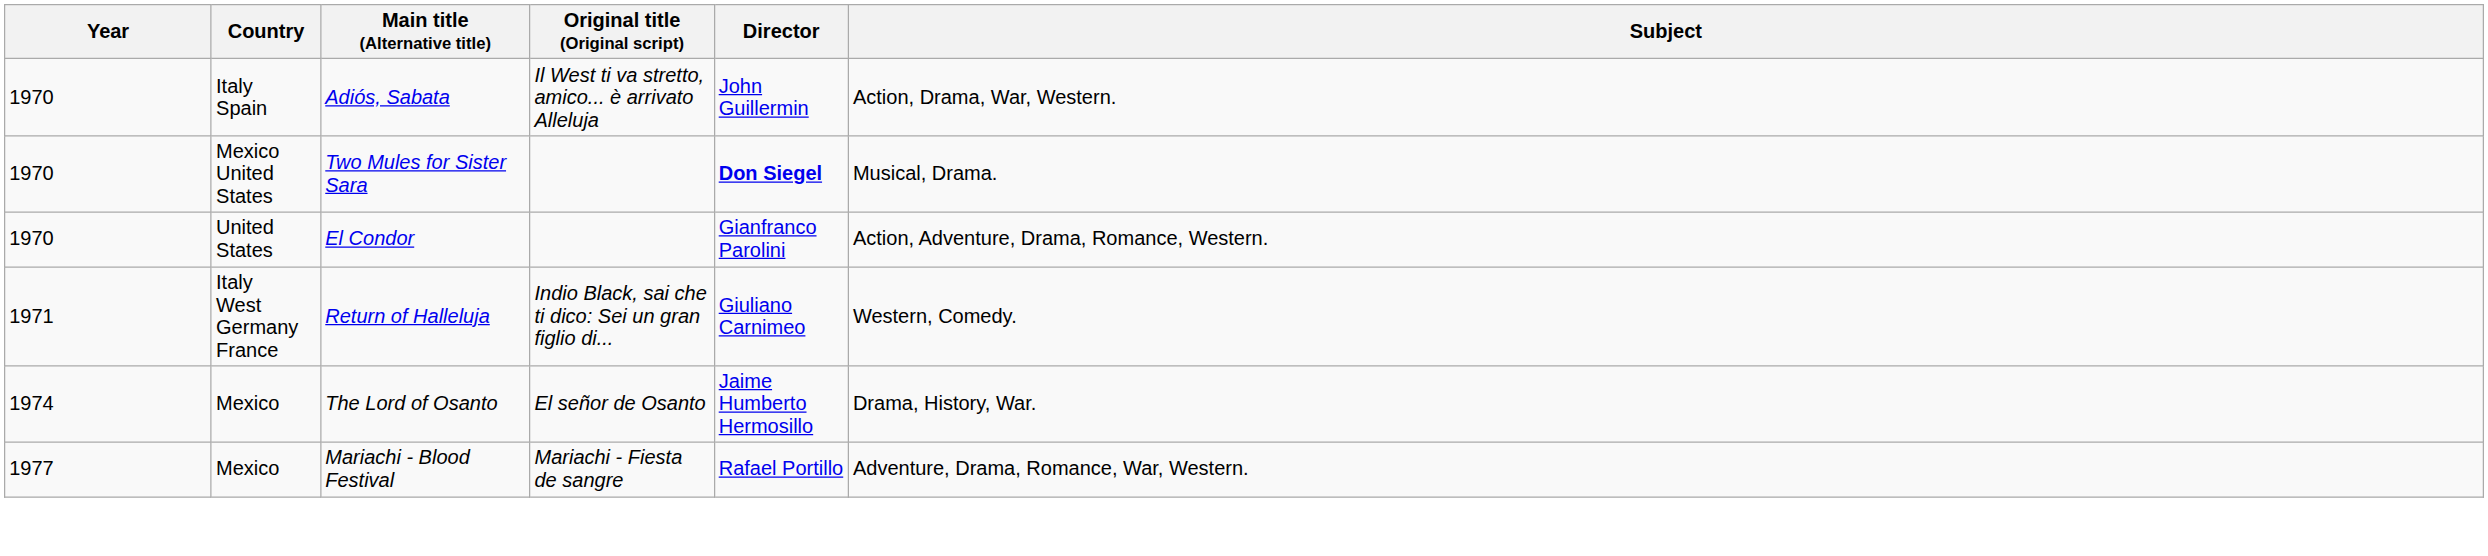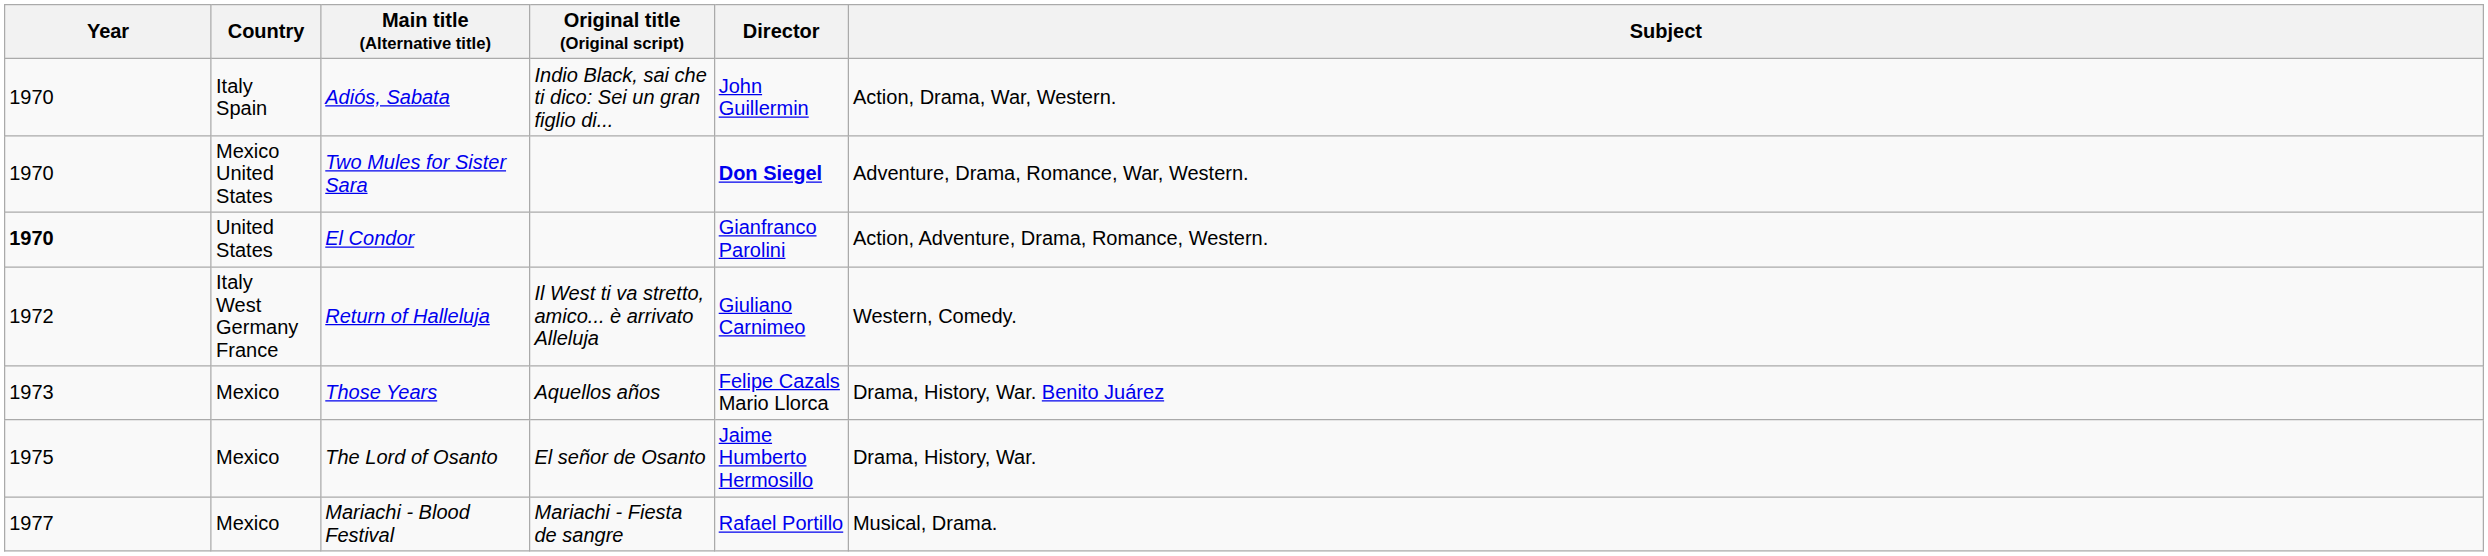(619, 97) Il West ti va stretto, amico... è arrivato Alleluja -> (621, 97) Indio Black, sai che ti dico: Sei un gran figlio di...
(925, 173) Musical, Drama. -> (1051, 173) Adventure, Drama, Romance, War, Western.
(31, 239) normal -> (31, 239) bold
(31, 315) 1971 -> (31, 315) 1972
(621, 315) Indio Black, sai che ti dico: Sei un gran figlio di... -> (619, 315) Il West ti va stretto, amico... è arrivato Alleluja
+ row: (381, 392)
(31, 403) 1974 -> (31, 458) 1975
(1051, 469) Adventure, Drama, Romance, War, Western. -> (925, 523) Musical, Drama.
